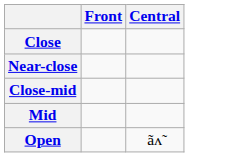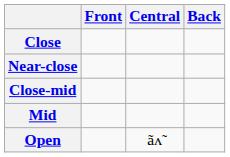+ column: (204, 16)
